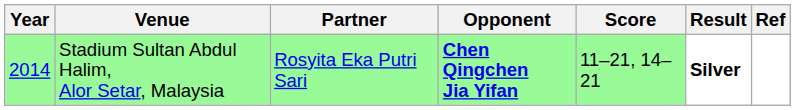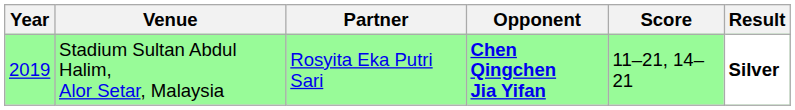- column: (770, 20)
(30, 70) 2014 -> (30, 70) 2019
